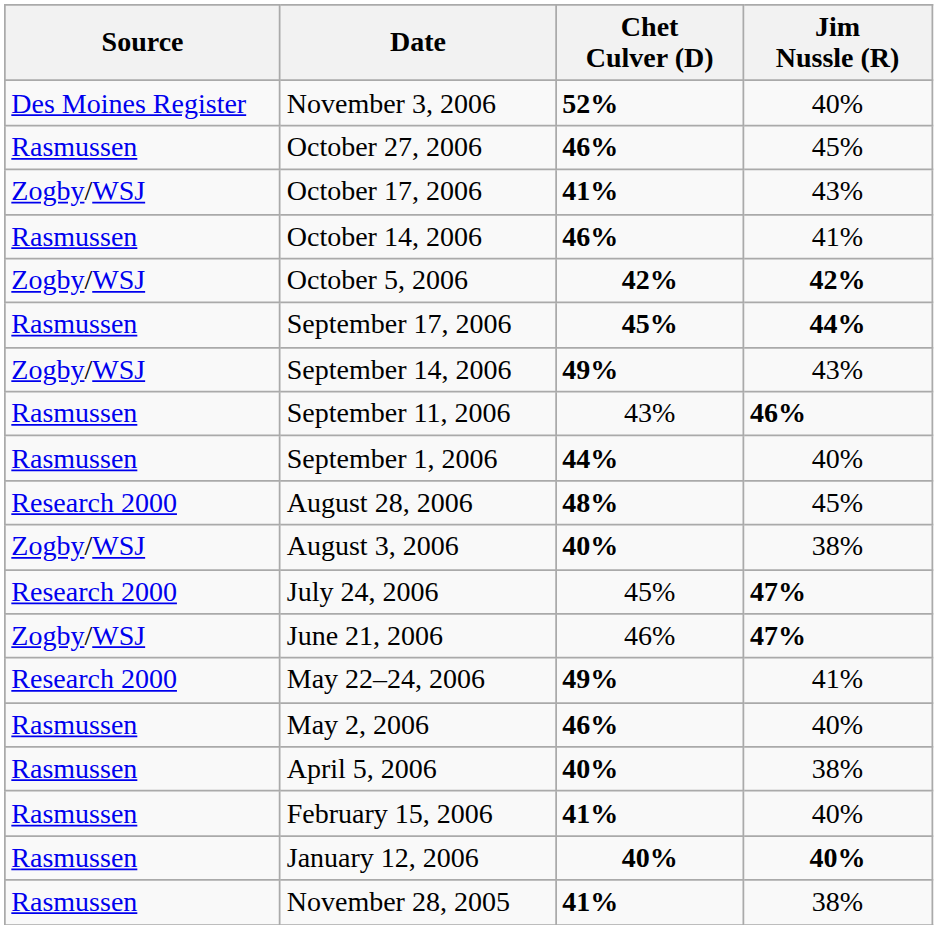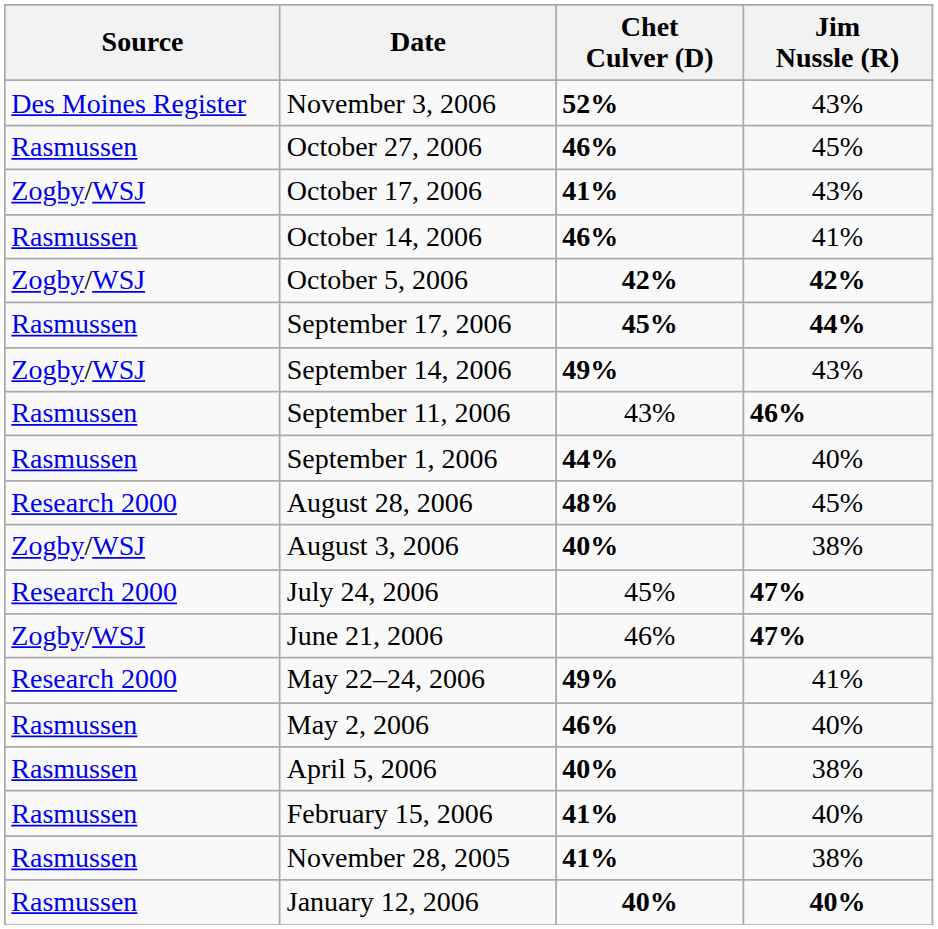(838, 102) 40% -> (838, 102) 43%
rows swapped: (383, 857) <-> (398, 901)
